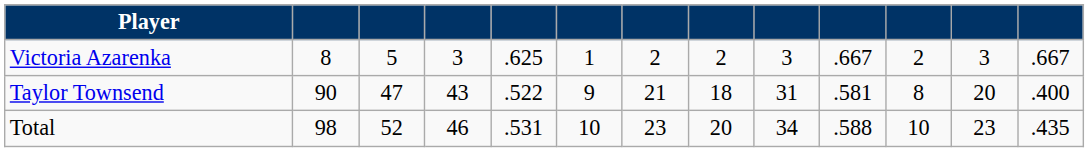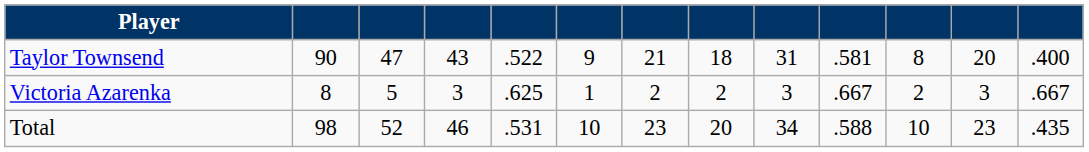rows swapped: (87, 92) <-> (90, 57)
